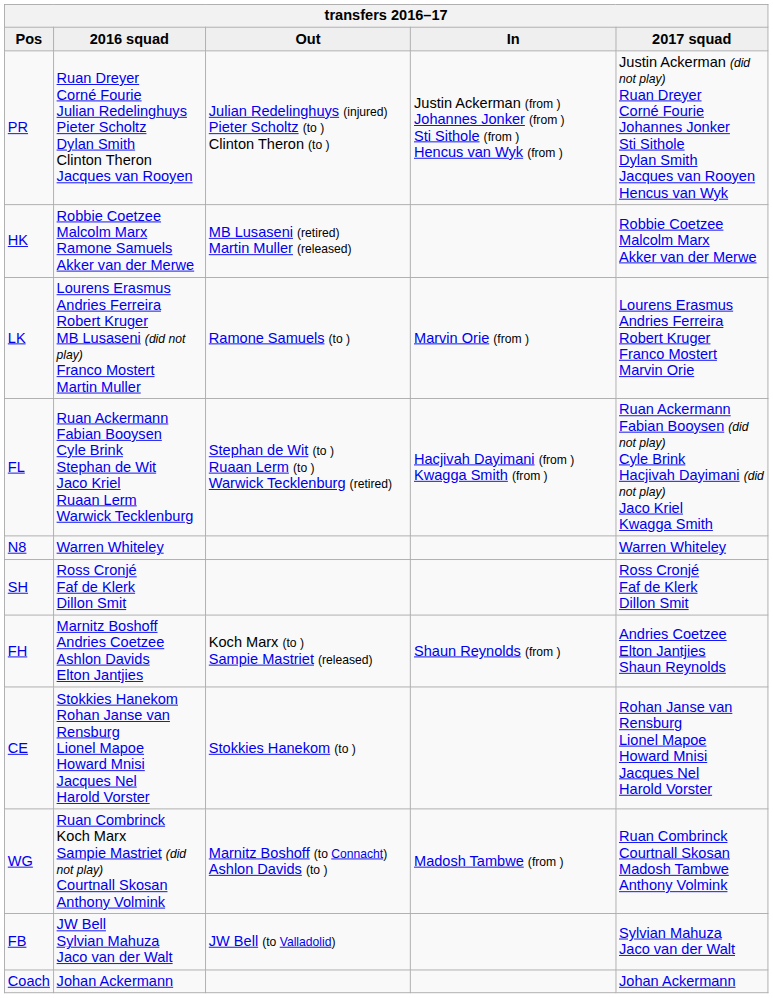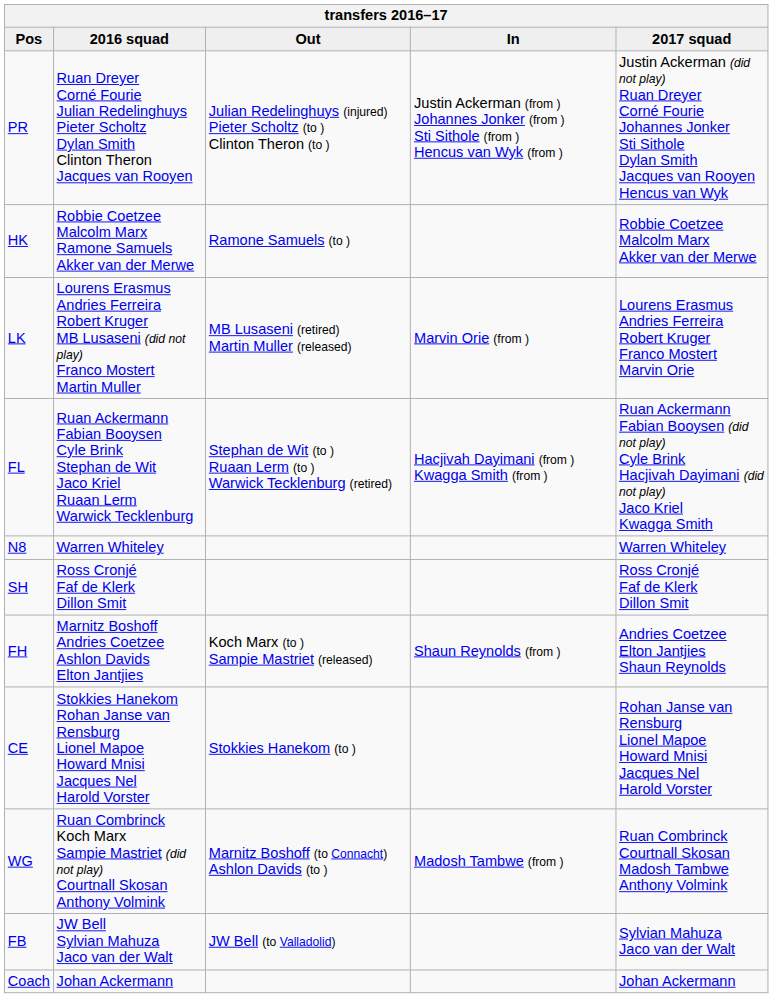(280, 240) MB Lusaseni (retired) Martin Muller (released) -> (279, 240) Ramone Samuels (to )
(279, 337) Ramone Samuels (to ) -> (280, 337) MB Lusaseni (retired) Martin Muller (released)
